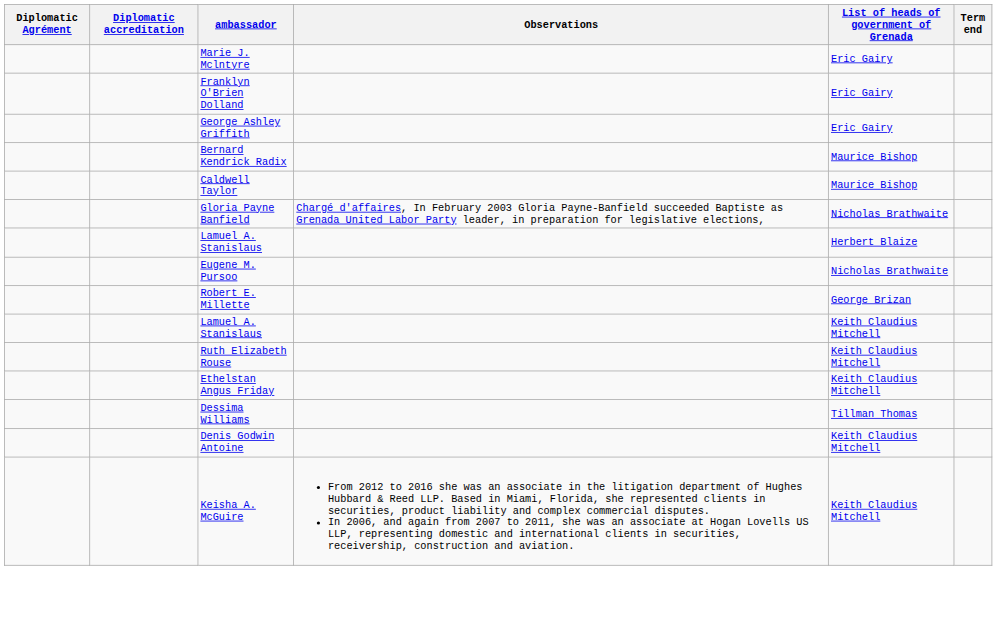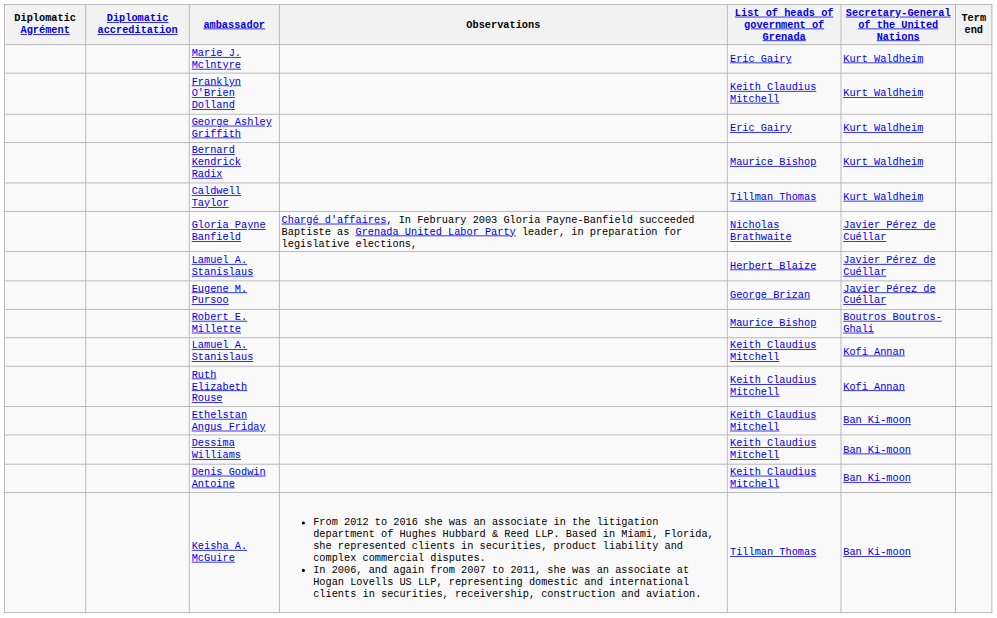+ column: (898, 25)
(862, 94) Eric Gairy -> (773, 94) Keith Claudius Mitchell
(874, 185) Maurice Bishop -> (773, 197) Tillman Thomas
(890, 271) Nicholas Brathwaite -> (770, 295) George Brizan
(871, 300) George Brizan -> (773, 323) Maurice Bishop
(874, 414) Tillman Thomas -> (773, 450) Keith Claudius Mitchell
(874, 511) Keith Claudius Mitchell -> (773, 553) Tillman Thomas
